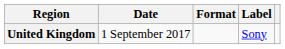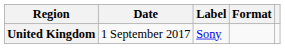columns swapped: (216, 14) <-> (257, 14)
